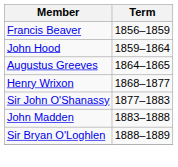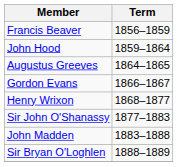+ row: (42, 83)
